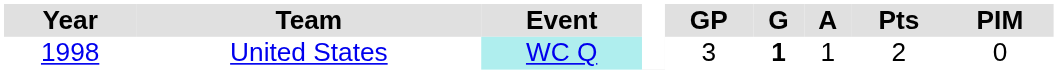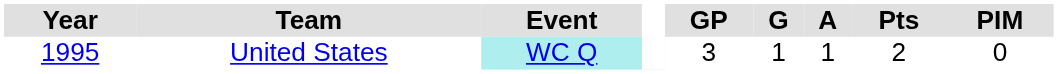(70, 52) 1998 -> (70, 52) 1995
(778, 52) bold -> (778, 52) normal
